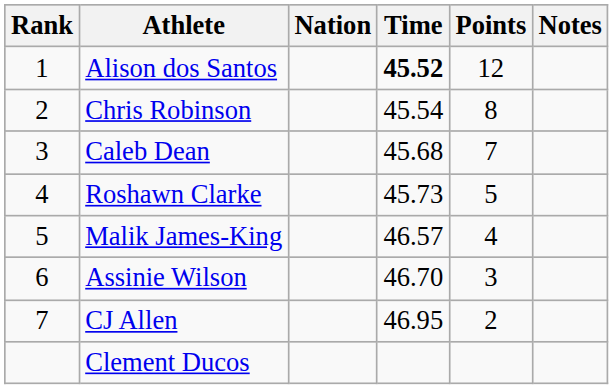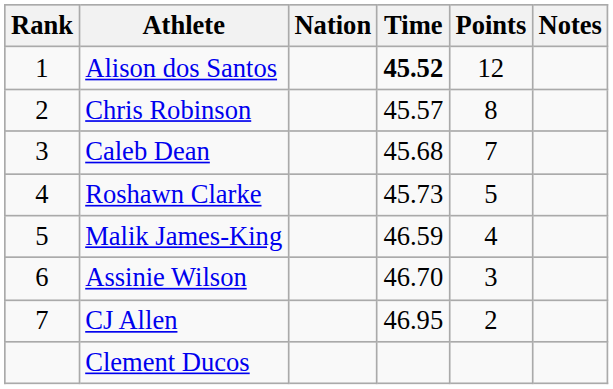(413, 109) 45.54 -> (413, 109) 45.57
(413, 236) 46.57 -> (413, 236) 46.59
